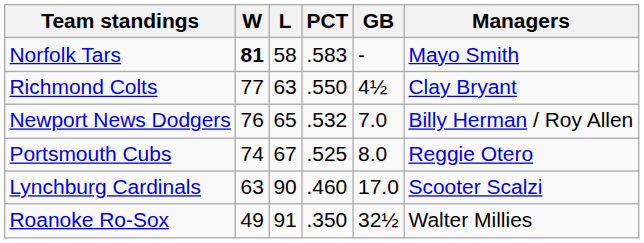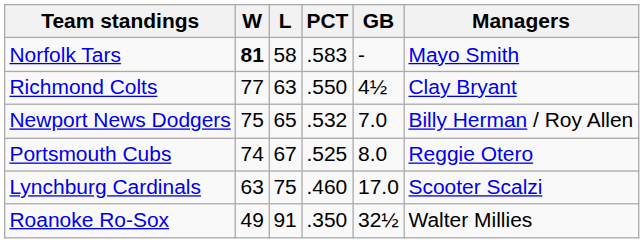(252, 120) 76 -> (252, 120) 75
(285, 187) 90 -> (285, 187) 75
